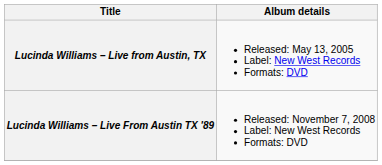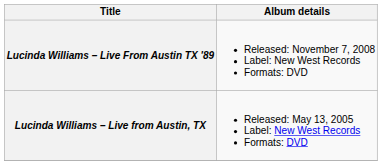rows swapped: (110, 55) <-> (110, 125)
